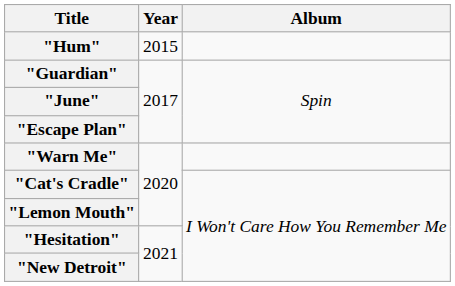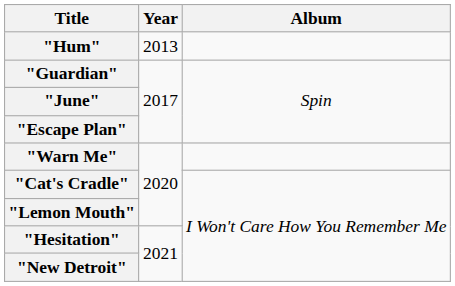(160, 45) 2015 -> (160, 45) 2013
